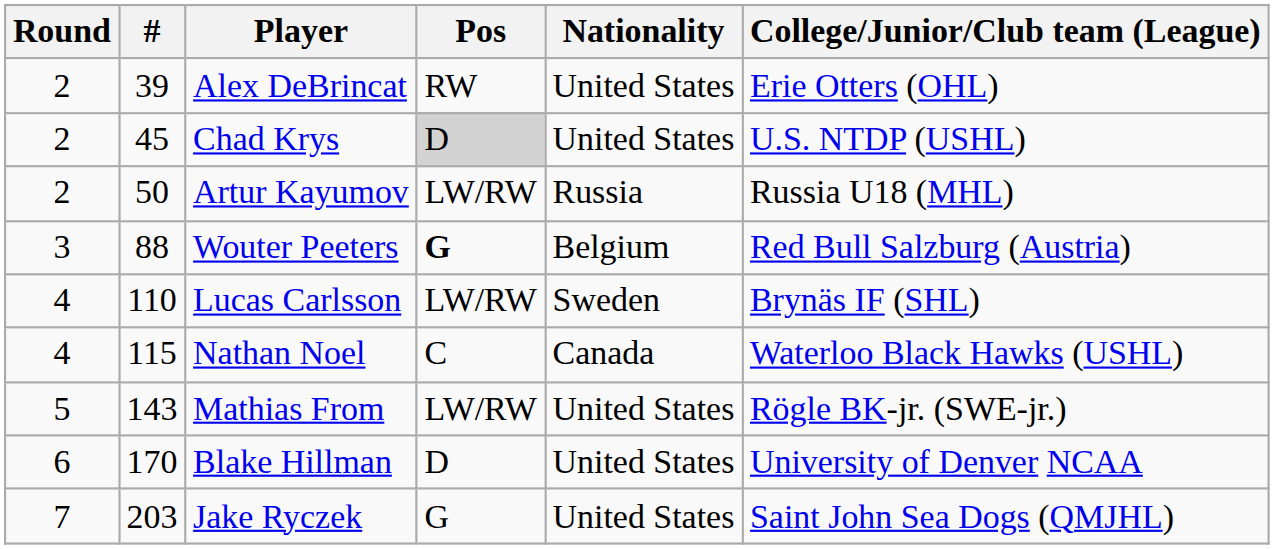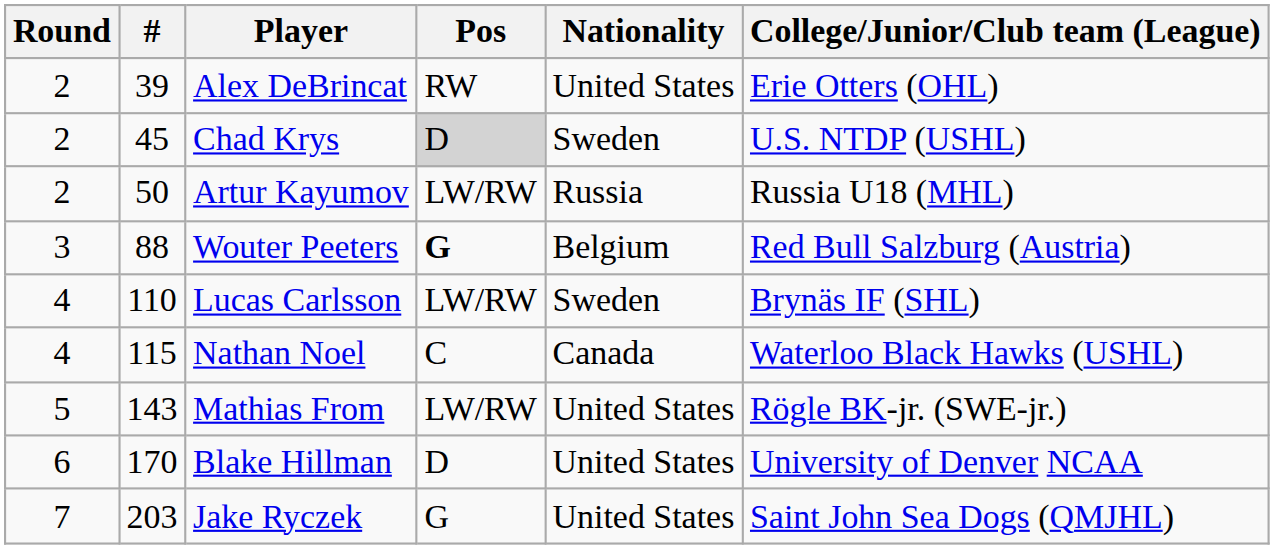(643, 138) United States -> (606, 138) Sweden
